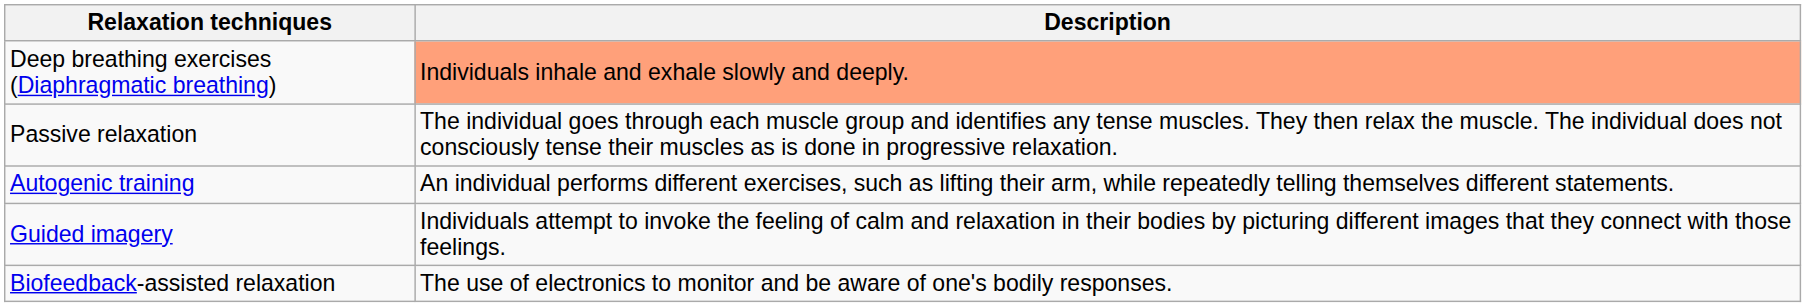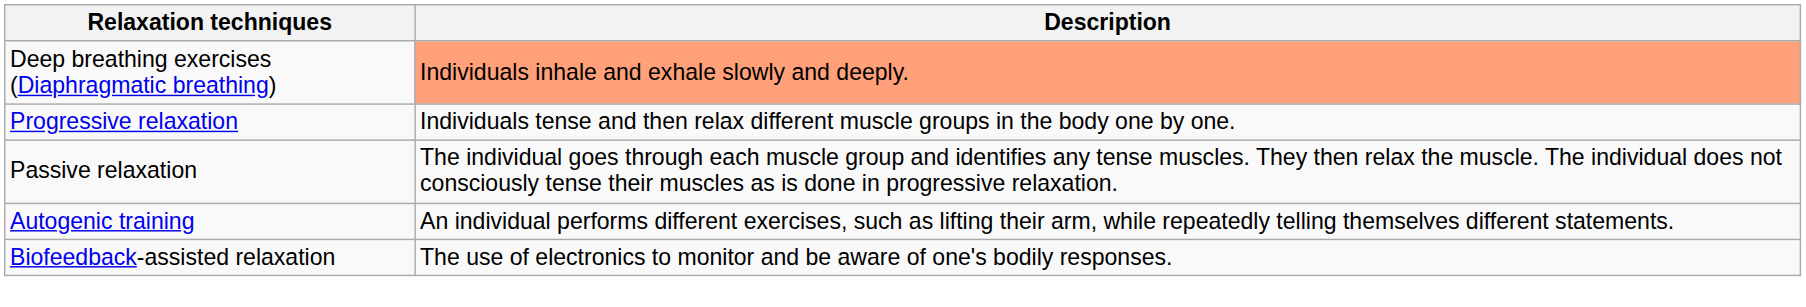+ row: (124, 121)
- row: (91, 233)
